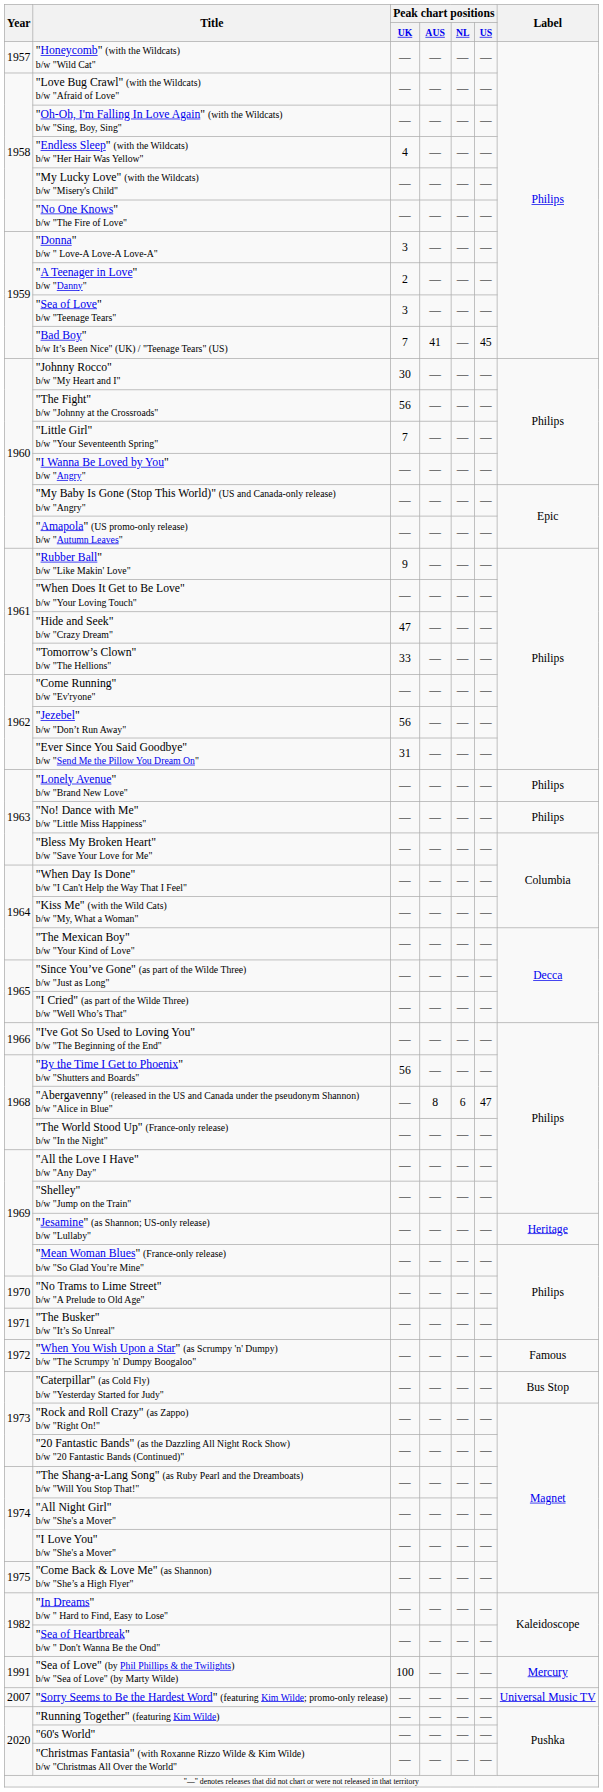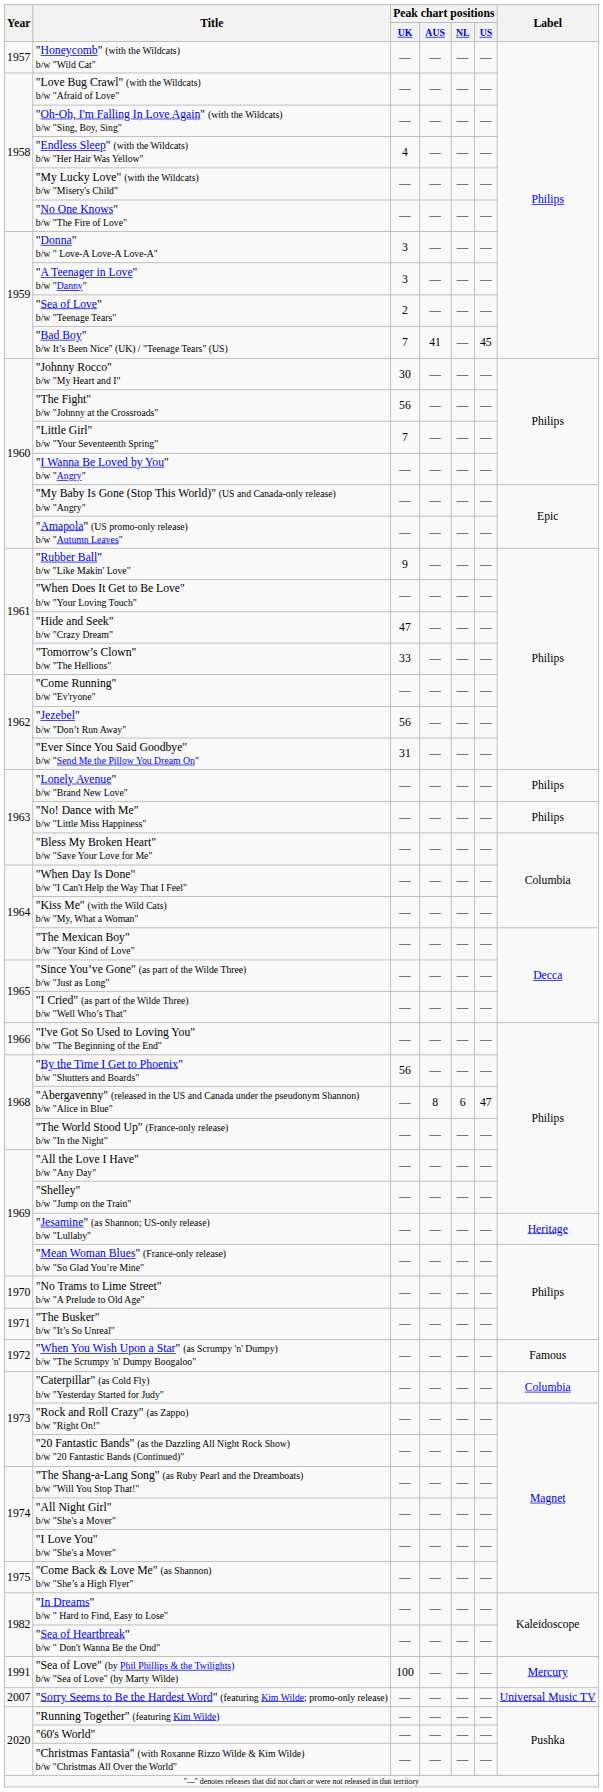(405, 279) 2 -> (405, 279) 3
(405, 310) 3 -> (405, 310) 2
(548, 1387) Bus Stop -> (548, 1387) Columbia
